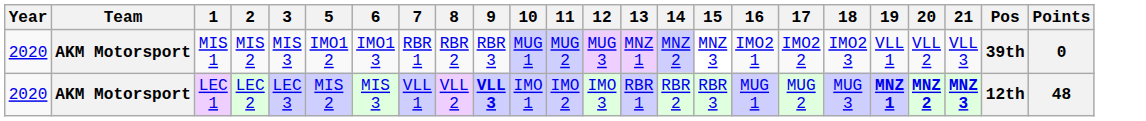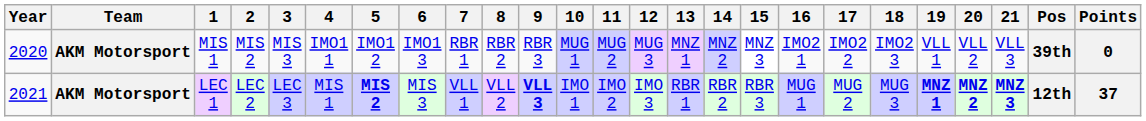+ column: (329, 17)
(28, 95) 2020 -> (28, 95) 2021
(329, 95) normal -> (375, 95) bold
(1062, 95) 48 -> (1108, 95) 37
